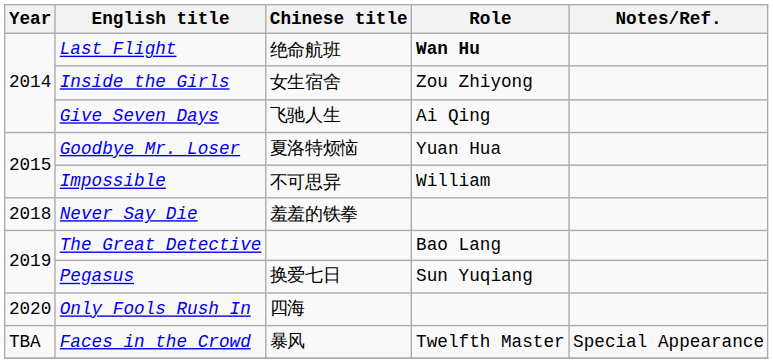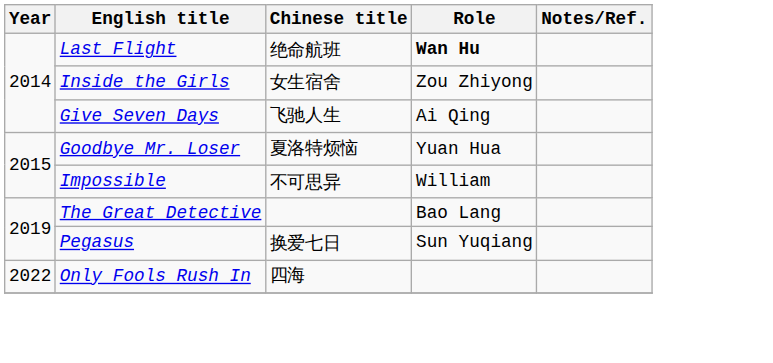- row: (129, 214)
(30, 309) 2020 -> (30, 276) 2022
- row: (155, 342)
